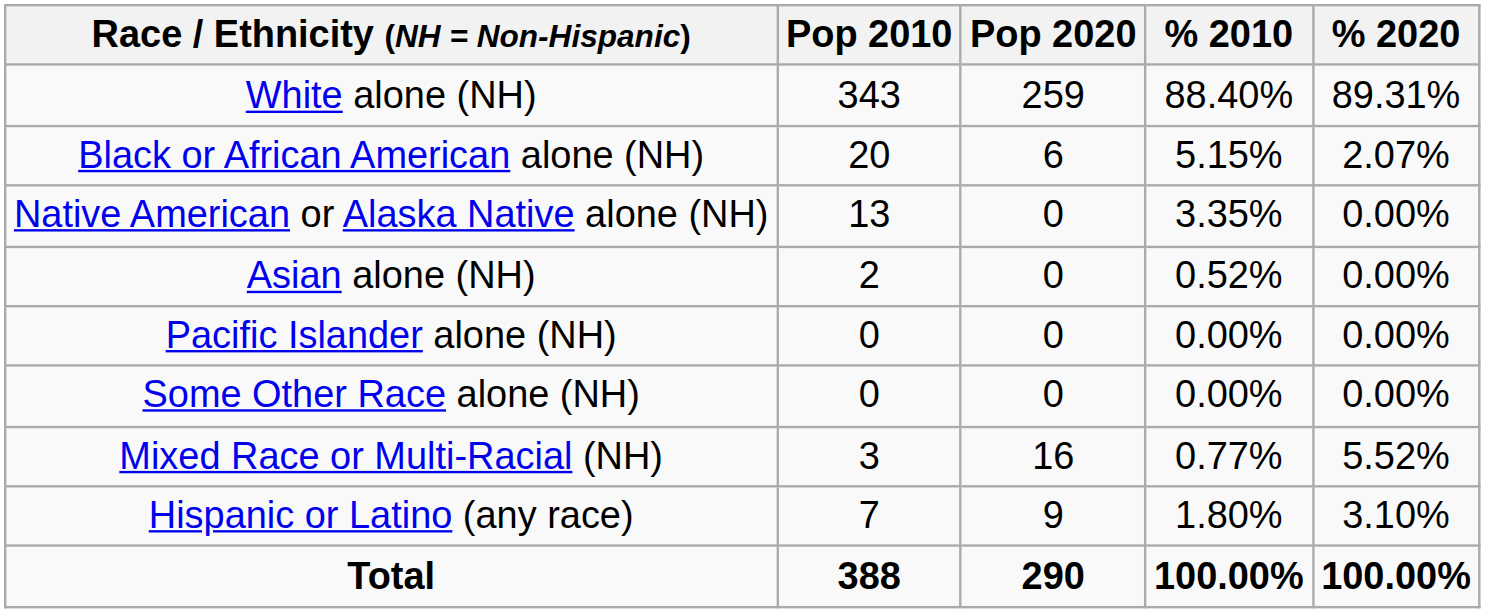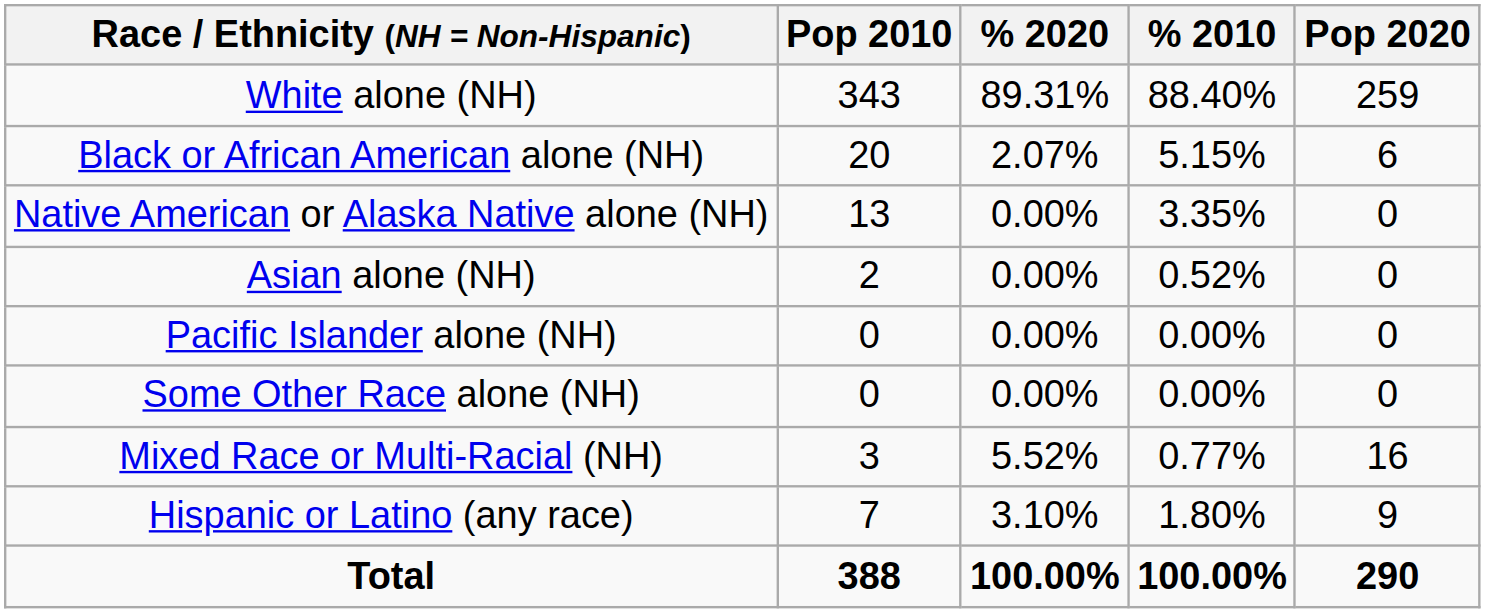columns swapped: (1053, 34) <-> (1396, 34)
